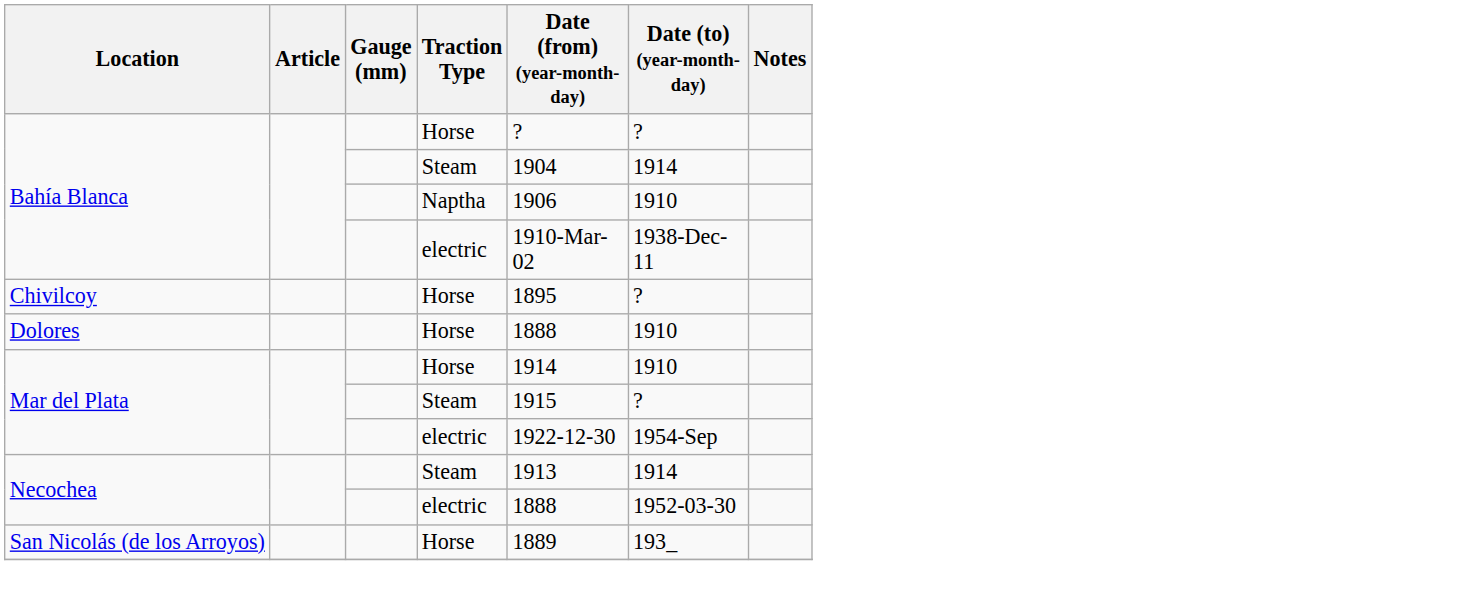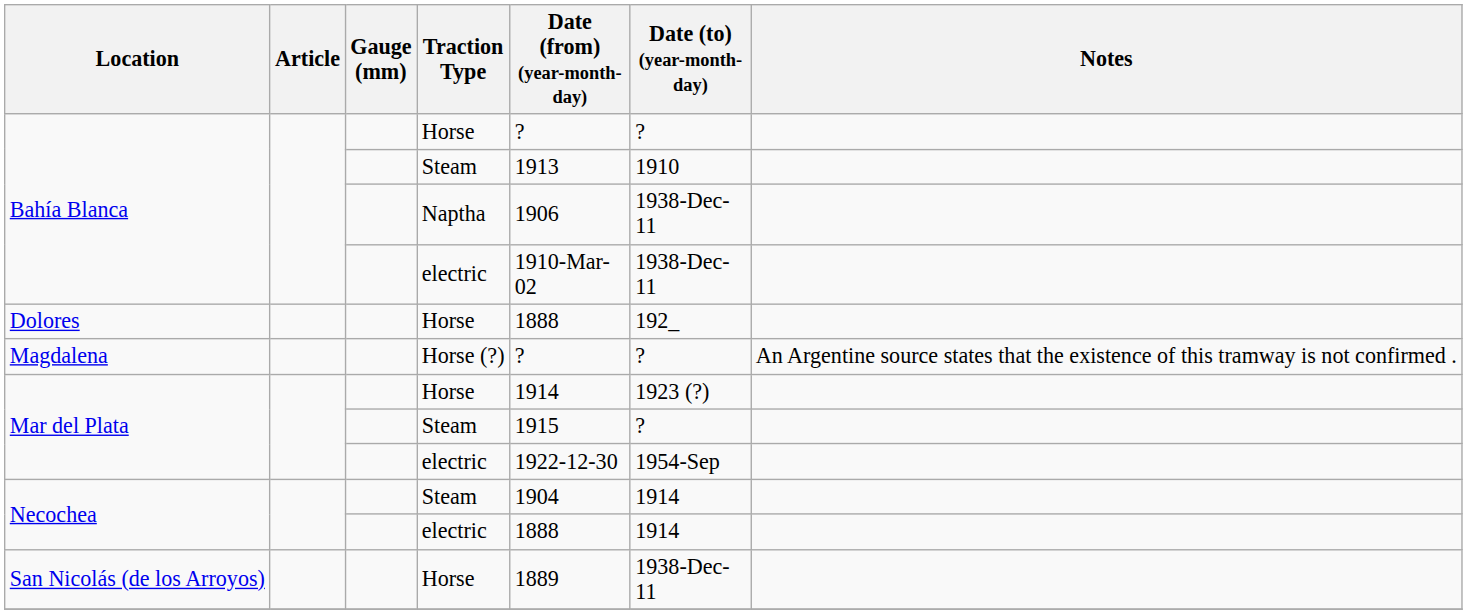(535, 166) 1904 -> (537, 166) 1913
(655, 166) 1914 -> (657, 166) 1910
(655, 201) 1910 -> (682, 214) 1938-Dec-11
- row: (53, 296)
(655, 331) 1910 -> (657, 321) 192_
+ row: (59, 356)
(655, 366) 1910 -> (672, 391) 1923 (?)
(535, 471) 1913 -> (537, 496) 1904
(685, 506) 1952-03-30 -> (657, 531) 1914
(655, 541) 193_ -> (682, 578) 1938-Dec-11
